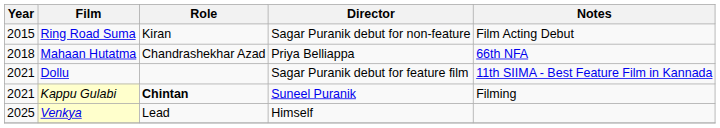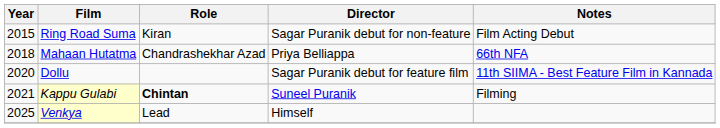(21, 73) 2021 -> (21, 73) 2020
